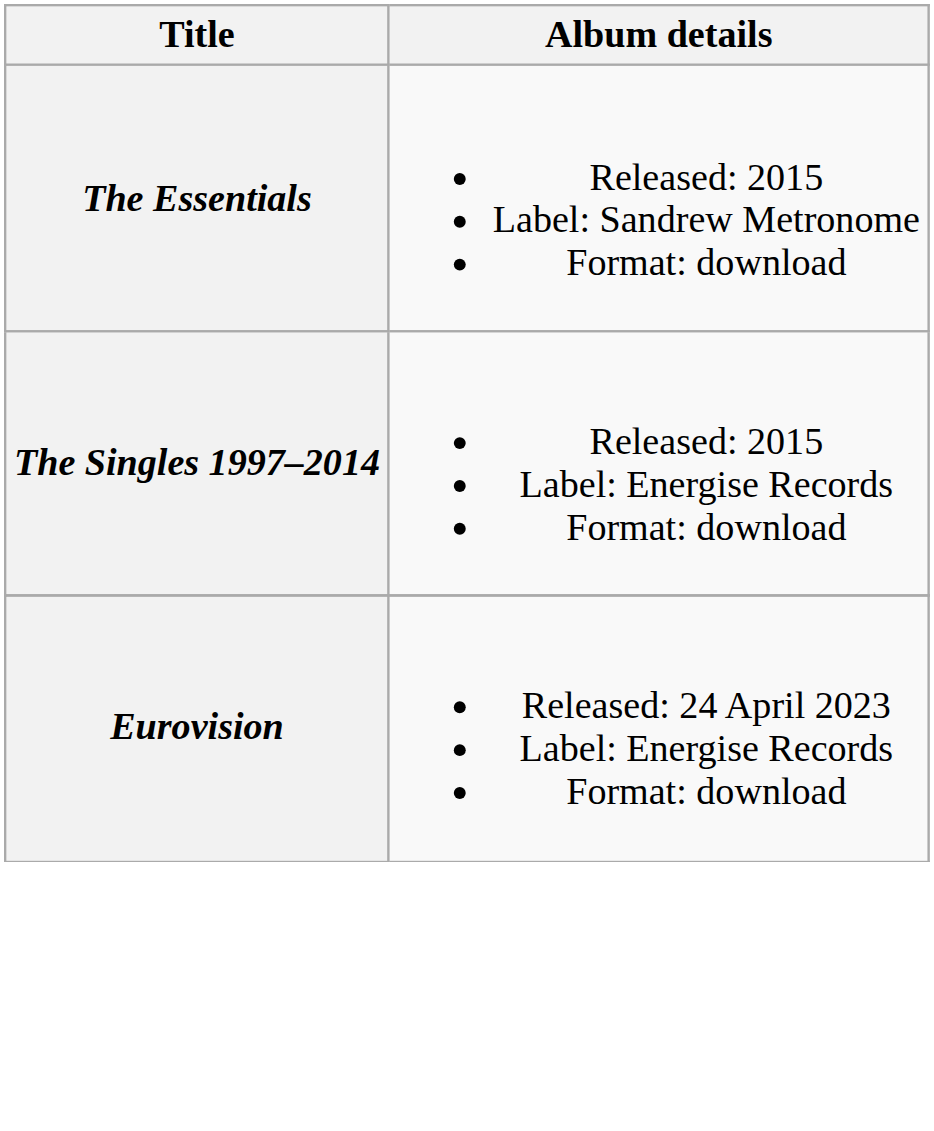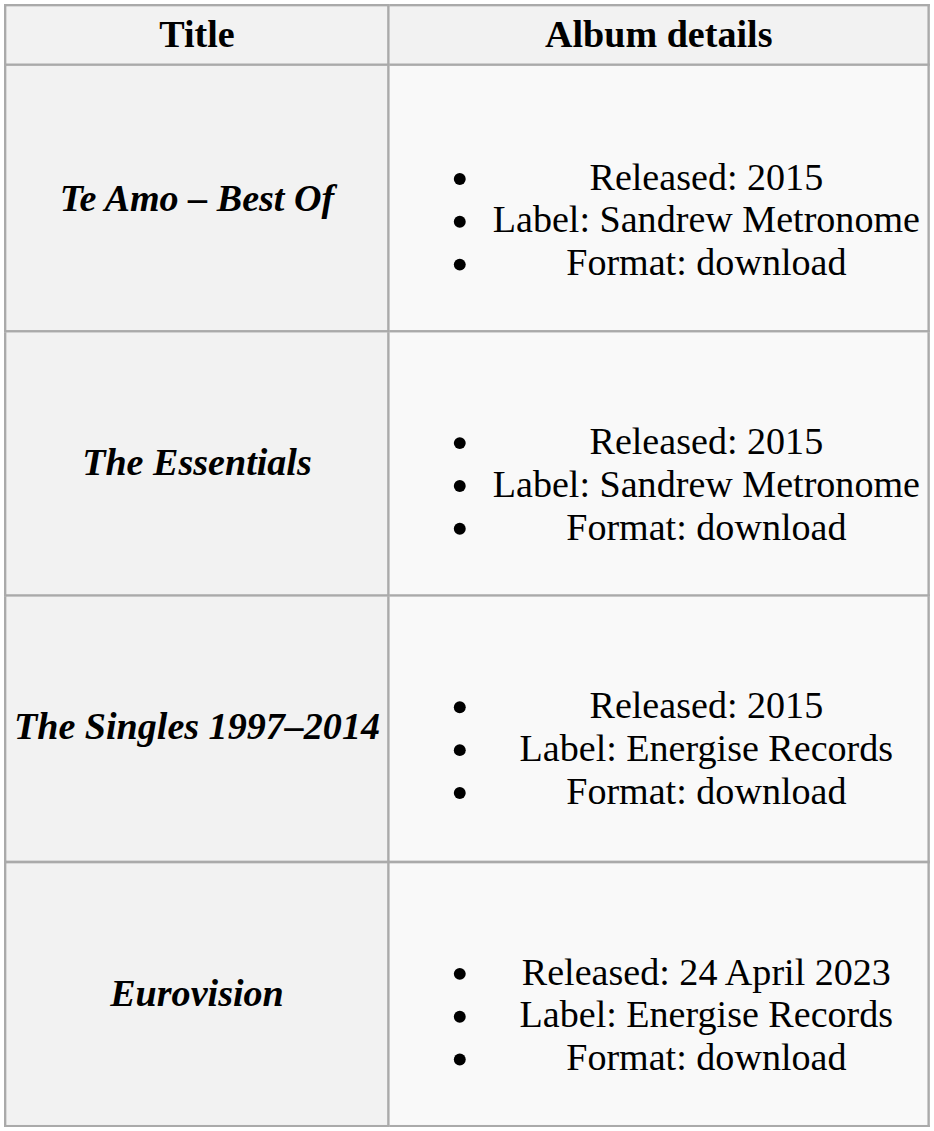+ row: (197, 197)
